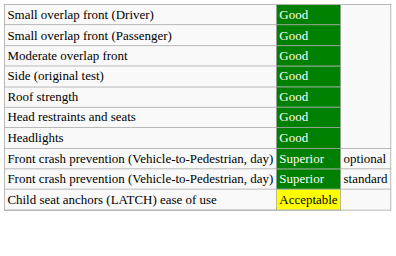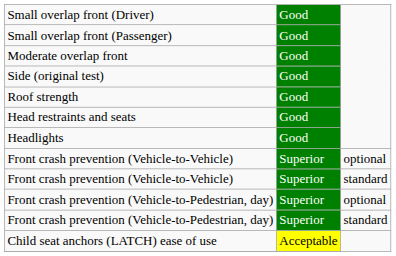+ row: (120, 158)
+ row: (120, 179)
